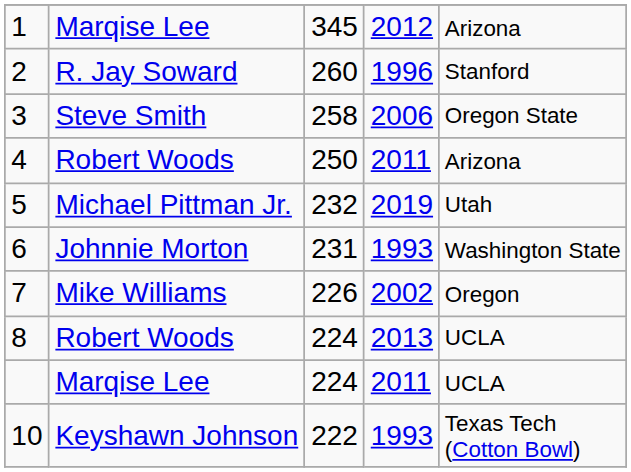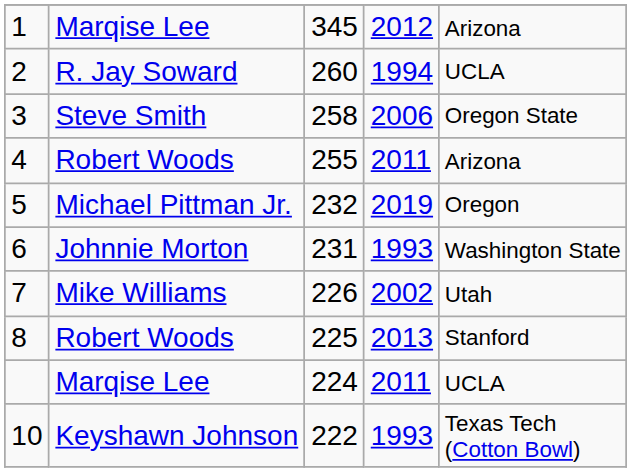(402, 71) 1996 -> (402, 71) 1994
(487, 71) Stanford -> (475, 71) UCLA
(334, 159) 250 -> (334, 159) 255
(468, 205) Utah -> (482, 205) Oregon
(482, 294) Oregon -> (468, 294) Utah
(334, 337) 224 -> (334, 337) 225
(475, 338) UCLA -> (487, 338) Stanford
